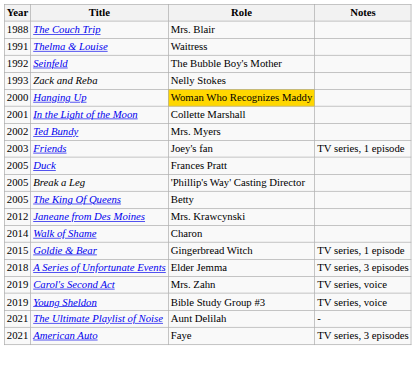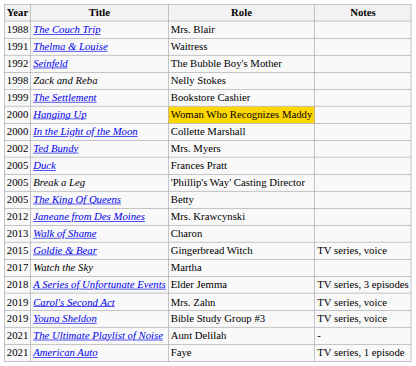(18, 81) 1993 -> (18, 81) 1998
+ row: (65, 98)
(18, 115) 2001 -> (18, 132) 2000
- row: (50, 149)
(18, 234) 2014 -> (18, 234) 2013
(361, 251) TV series, 1 episode -> (352, 251) TV series, voice
+ row: (63, 268)
(363, 336) TV series, 3 episodes -> (361, 353) TV series, 1 episode
